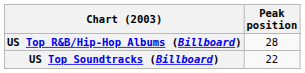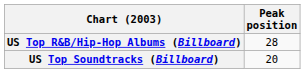(272, 59) 22 -> (272, 59) 20
